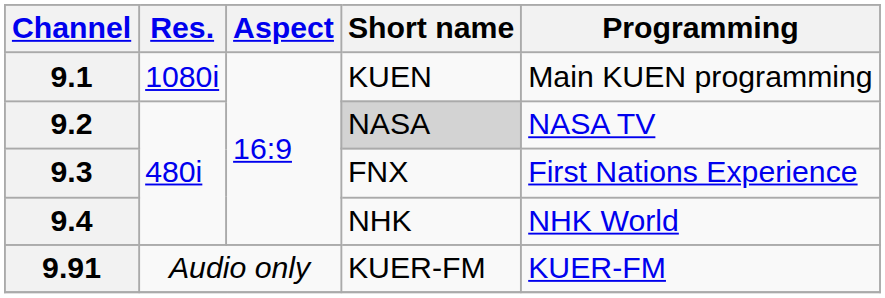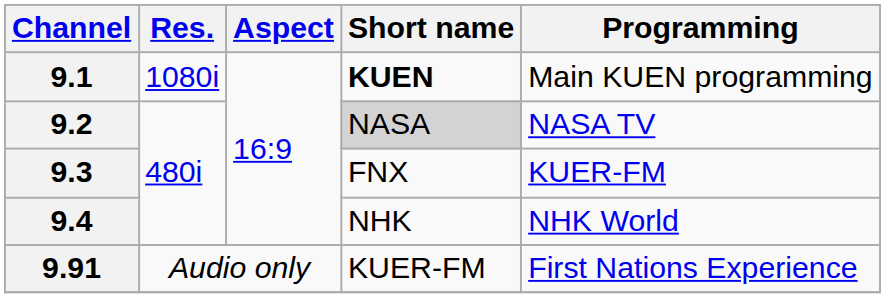(390, 76) normal -> (391, 76) bold
(693, 172) First Nations Experience -> (597, 172) KUER-FM
(597, 268) KUER-FM -> (693, 268) First Nations Experience
